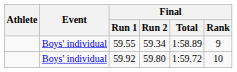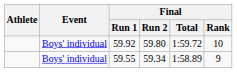rows swapped: (124, 43) <-> (124, 59)
